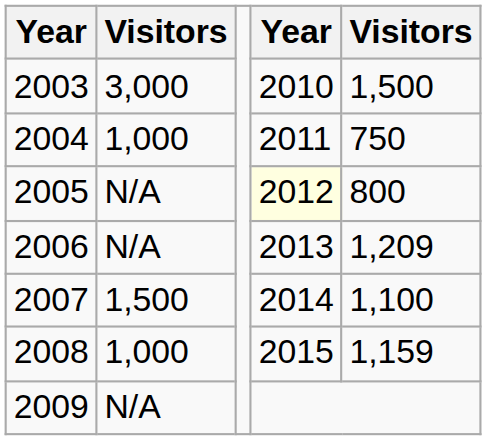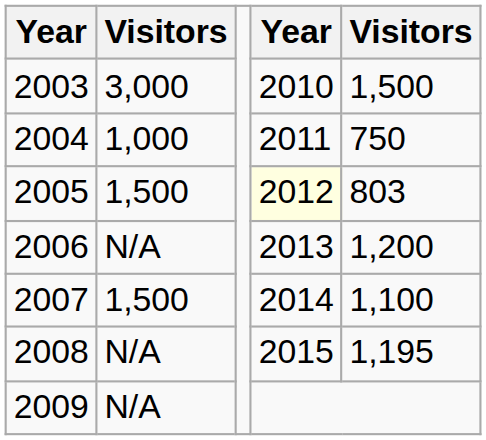(133, 192) N/A -> (147, 192) 1,500
(378, 192) 800 -> (378, 192) 803
(392, 246) 1,209 -> (392, 246) 1,200
(147, 353) 1,000 -> (133, 353) N/A
(392, 353) 1,159 -> (392, 353) 1,195
